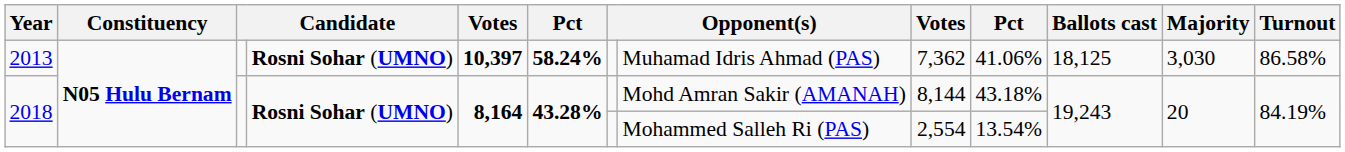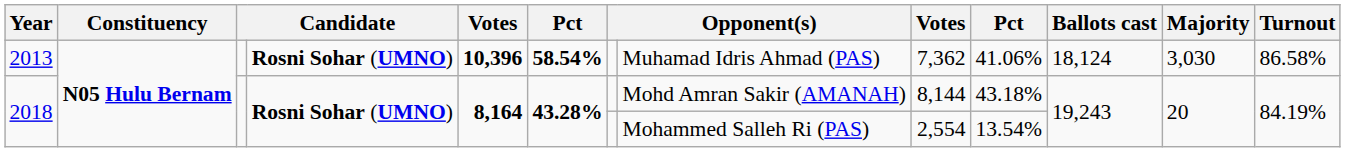(493, 57) 10,397 -> (493, 57) 10,396
(567, 57) 58.24% -> (567, 57) 58.54%
(1082, 57) 18,125 -> (1082, 57) 18,124
